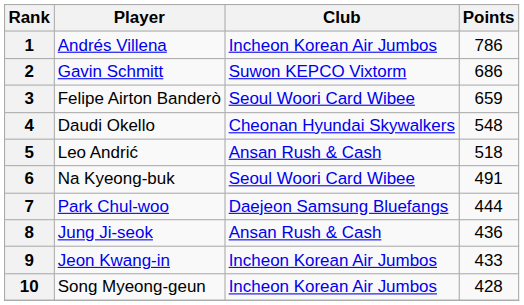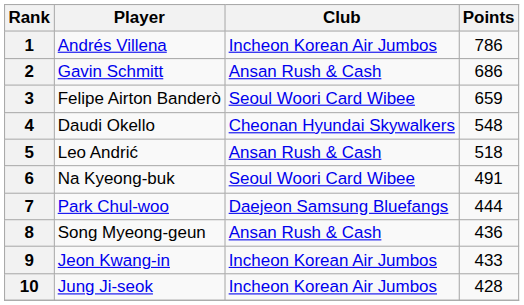(318, 71) Suwon KEPCO Vixtorm -> (305, 71) Ansan Rush & Cash
(105, 233) Jung Ji-seok -> (132, 233) Song Myeong-geun
(132, 286) Song Myeong-geun -> (105, 286) Jung Ji-seok
